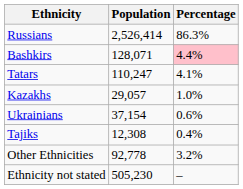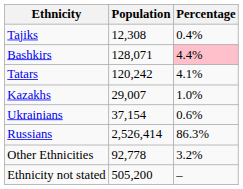rows swapped: (30, 34) <-> (23, 134)
(132, 74) 110,247 -> (132, 74) 120,242
(129, 94) 29,057 -> (129, 94) 29,007
(132, 174) 505,230 -> (132, 174) 505,200
